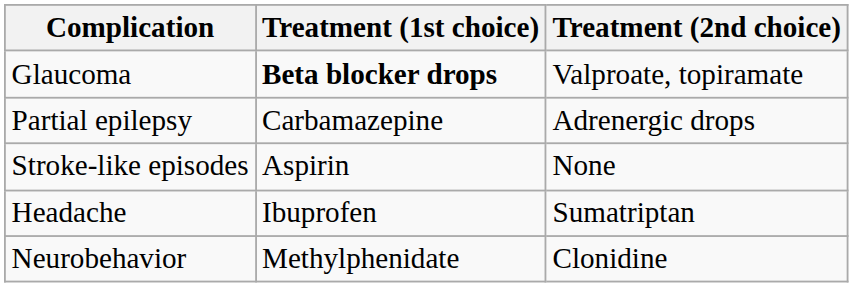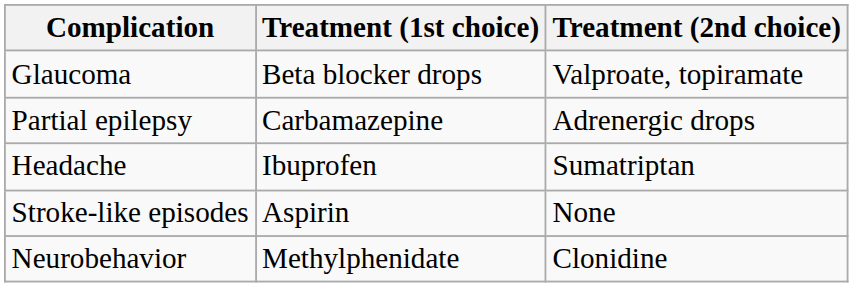(380, 73) bold -> (372, 73) normal
rows swapped: (69, 212) <-> (130, 166)
